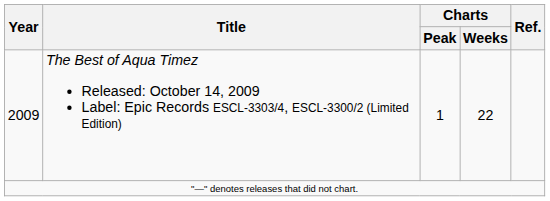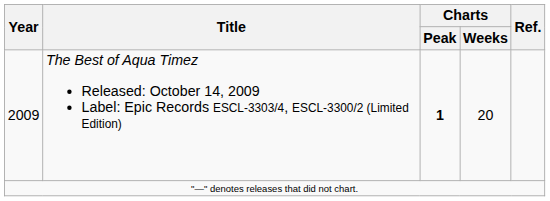(440, 115) normal -> (440, 115) bold
(485, 115) 22 -> (485, 115) 20
